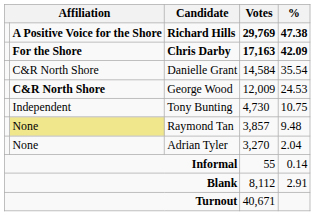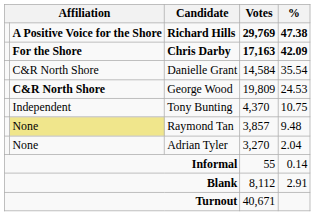(259, 88) 12,009 -> (259, 88) 19,809
(256, 107) 4,730 -> (256, 107) 4,370
